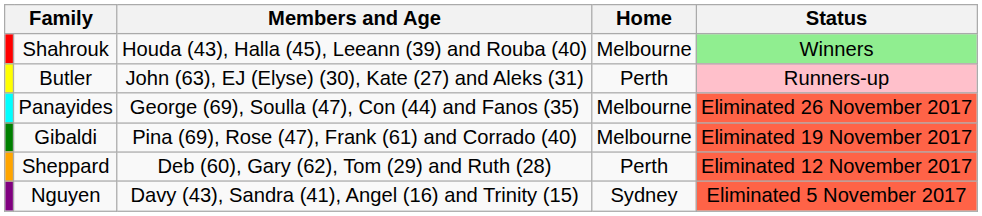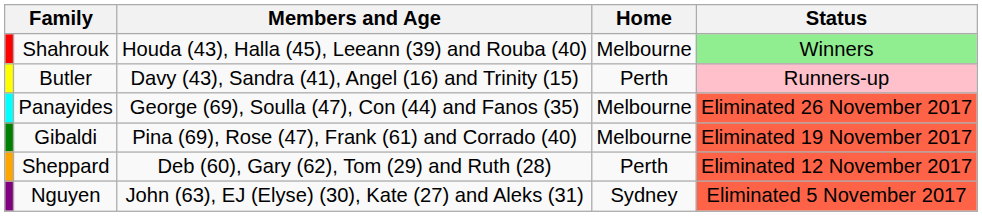(355, 78) John (63), EJ (Elyse) (30), Kate (27) and Aleks (31) -> (355, 78) Davy (43), Sandra (41), Angel (16) and Trinity (15)
(355, 195) Davy (43), Sandra (41), Angel (16) and Trinity (15) -> (355, 195) John (63), EJ (Elyse) (30), Kate (27) and Aleks (31)
